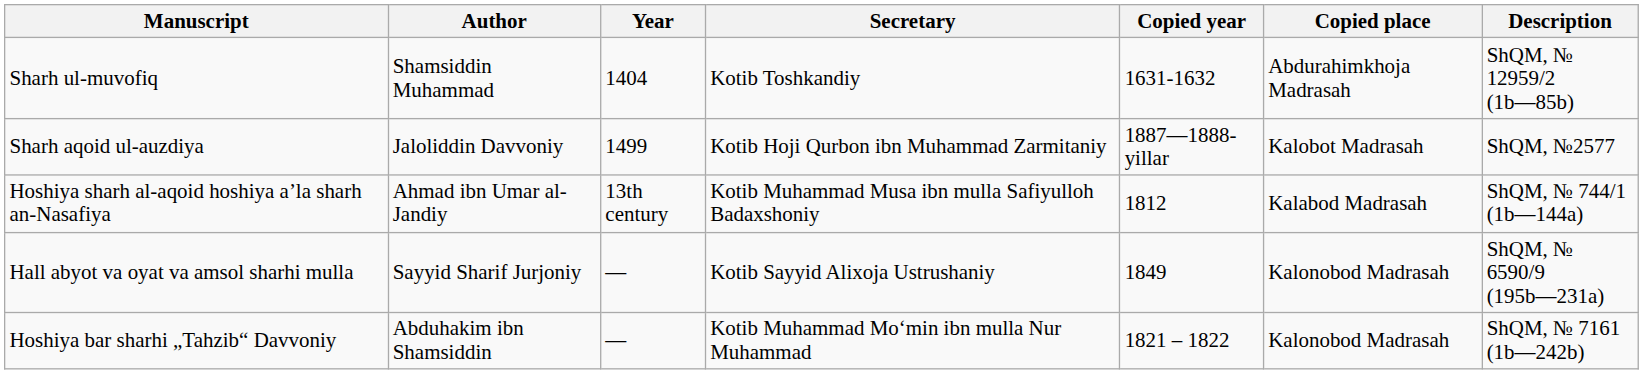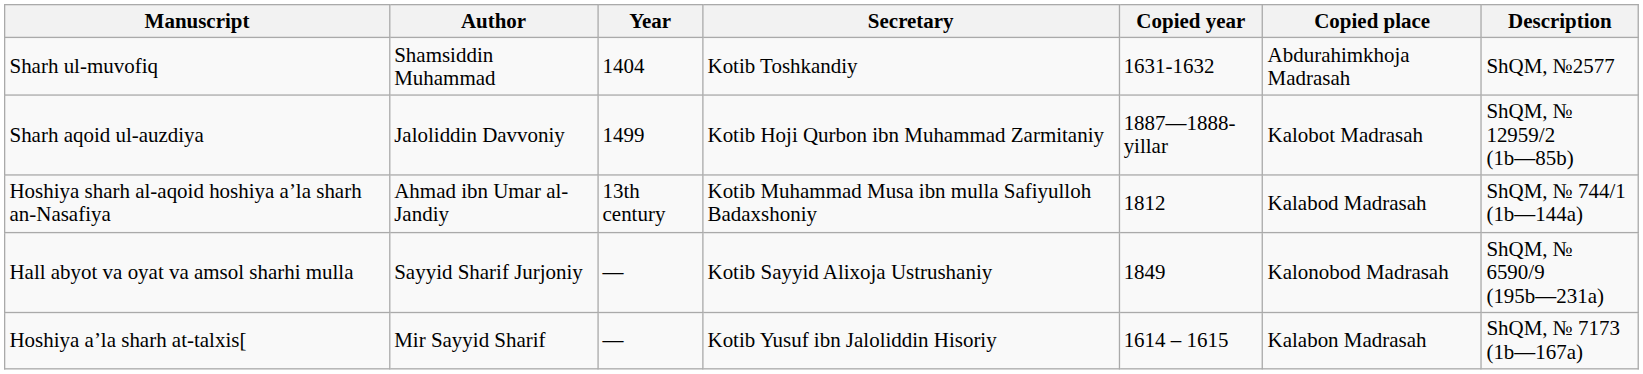(1530, 77) ShQM, № 12959/2 (1b—85b) -> (1551, 66) ShQM, №2577
(1551, 146) ShQM, №2577 -> (1530, 134) ShQM, № 12959/2 (1b—85b)
- row: (173, 340)
+ row: (128, 340)
